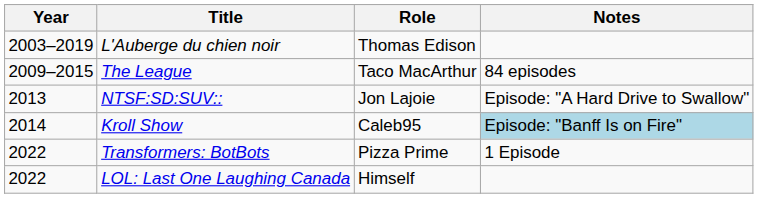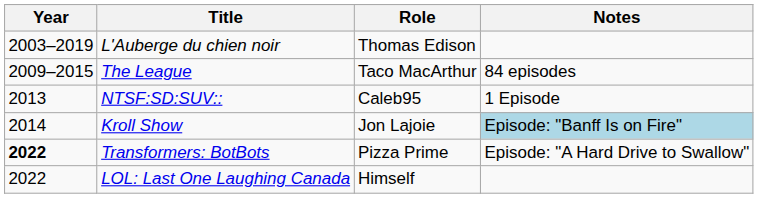(397, 98) Jon Lajoie -> (390, 98) Caleb95
(617, 98) Episode: "A Hard Drive to Swallow" -> (522, 98) 1 Episode
(390, 125) Caleb95 -> (397, 125) Jon Lajoie
(27, 152) normal -> (27, 152) bold
(522, 152) 1 Episode -> (617, 152) Episode: "A Hard Drive to Swallow"
